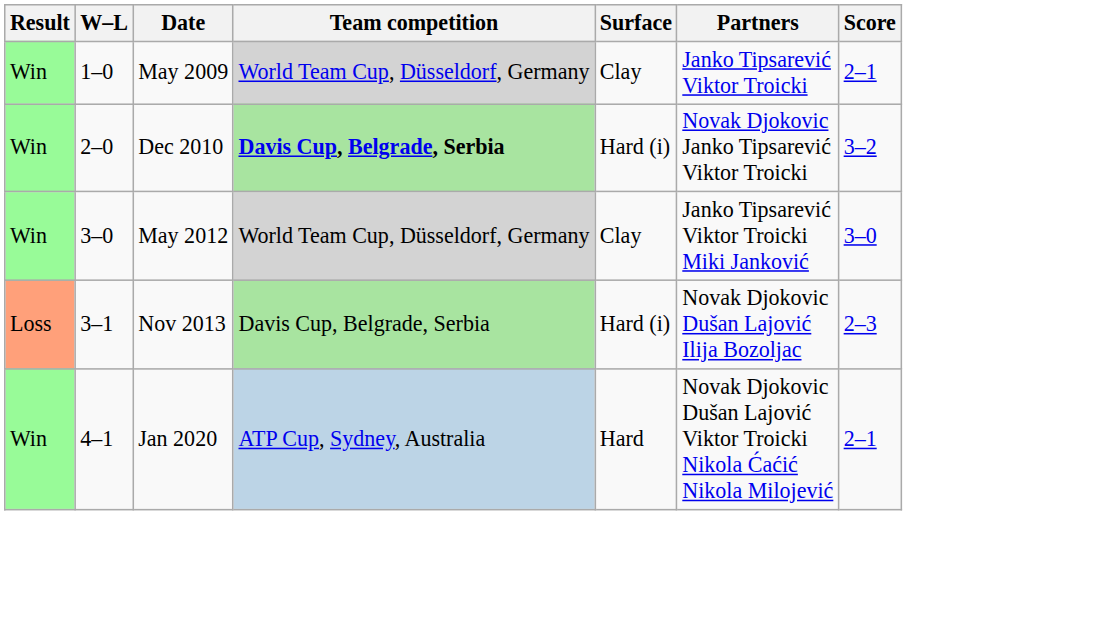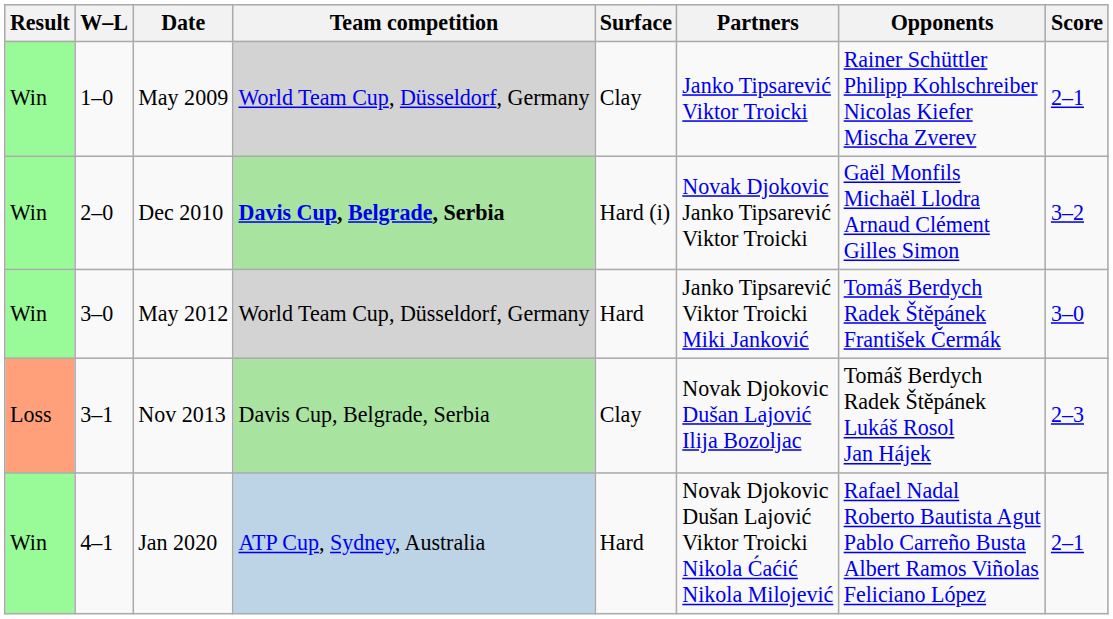+ column: (942, 23)
(621, 236) Clay -> (622, 314) Hard
(635, 324) Hard (i) -> (621, 415) Clay
